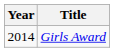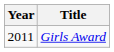(21, 36) 2014 -> (21, 36) 2011
